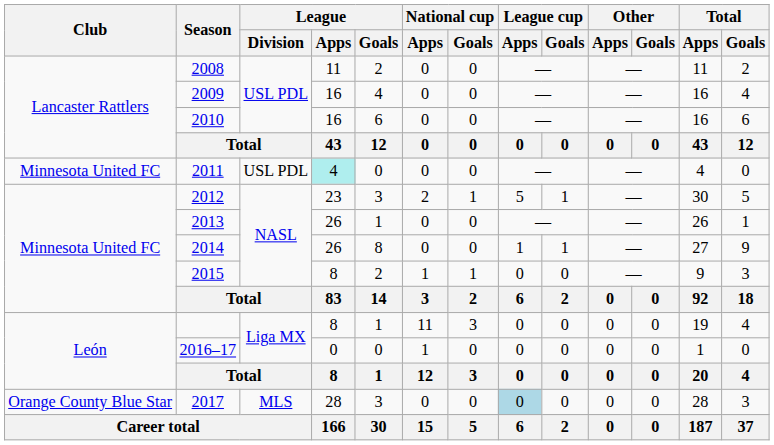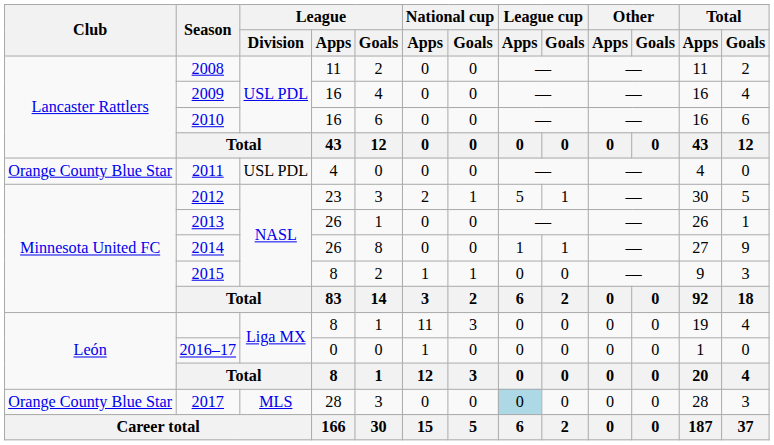(90, 171) Minnesota United FC -> (90, 171) Orange County Blue Star
(333, 171) paleturquoise background -> (333, 171) no background
